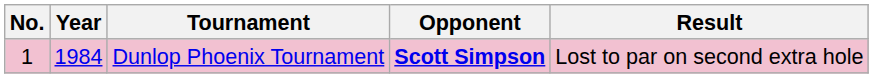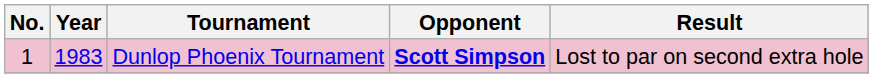(78, 56) 1984 -> (78, 56) 1983
